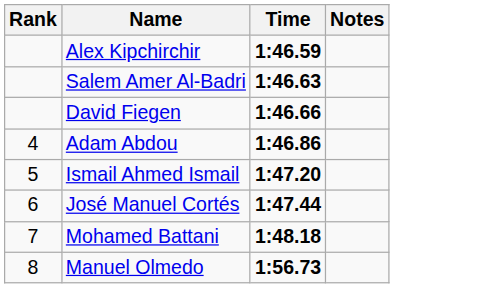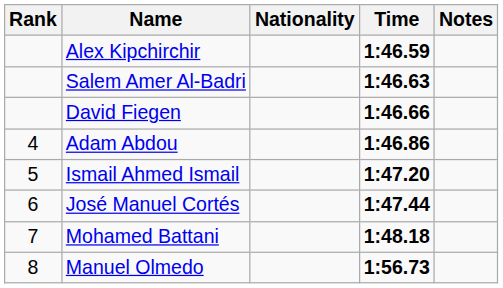+ column: (305, 19)
